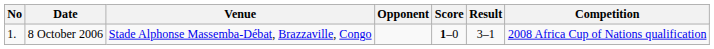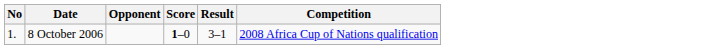- column: (240, 14)
